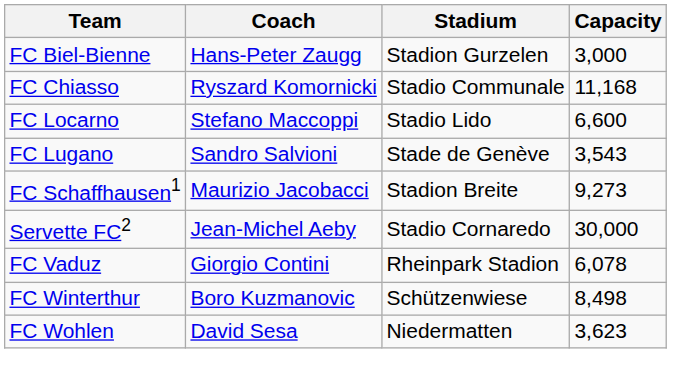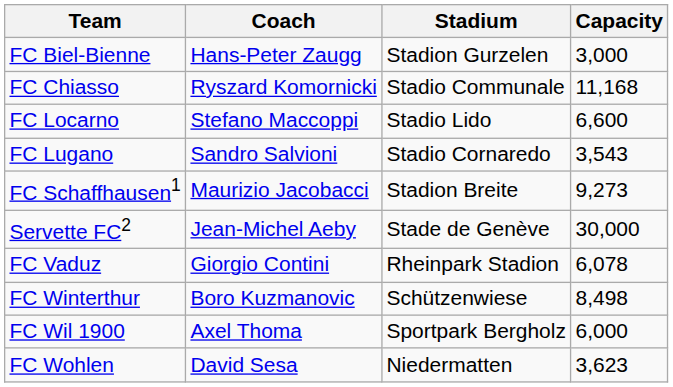(468, 154) Stade de Genève -> (469, 154) Stadio Cornaredo
(469, 229) Stadio Cornaredo -> (468, 229) Stade de Genève
+ row: (67, 331)
